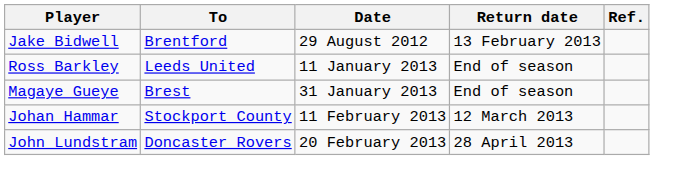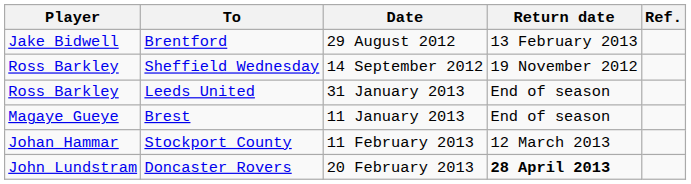+ row: (232, 67)
(368, 67) 11 January 2013 -> (396, 92) 31 January 2013
(368, 92) 31 January 2013 -> (396, 117) 11 January 2013
(513, 142) normal -> (550, 167) bold
